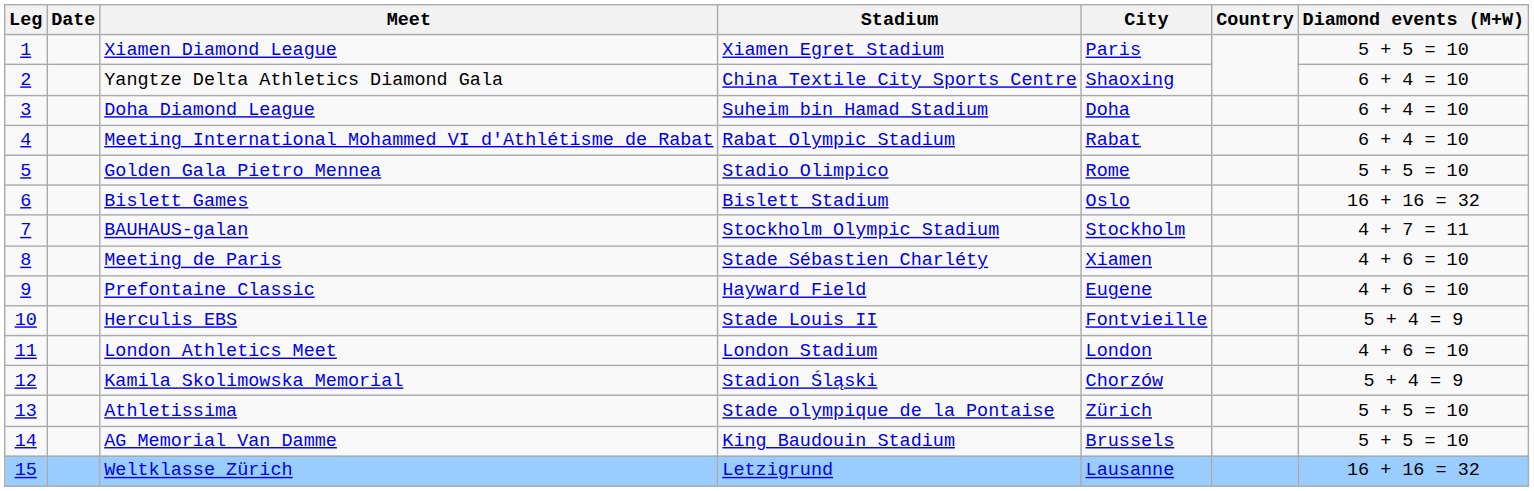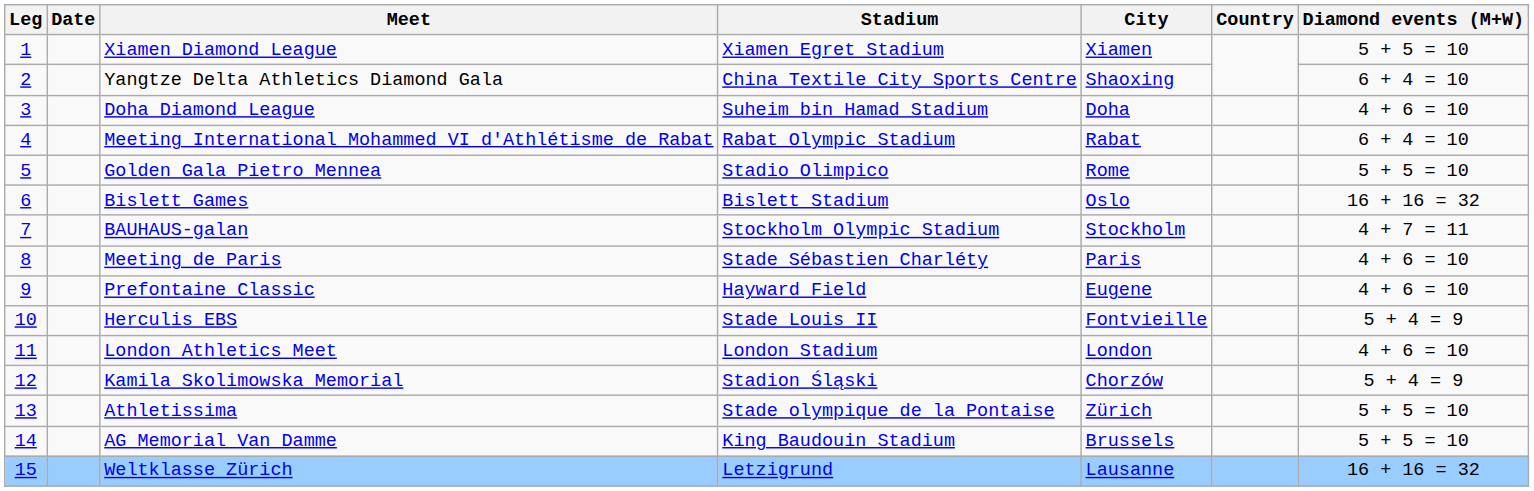(1113, 50) Paris -> (1119, 50) Xiamen
(1413, 110) 6 + 4 = 10 -> (1413, 110) 4 + 6 = 10
(1119, 260) Xiamen -> (1113, 260) Paris
